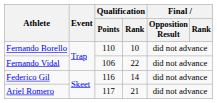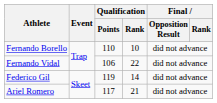(109, 77) 116 -> (109, 77) 119
